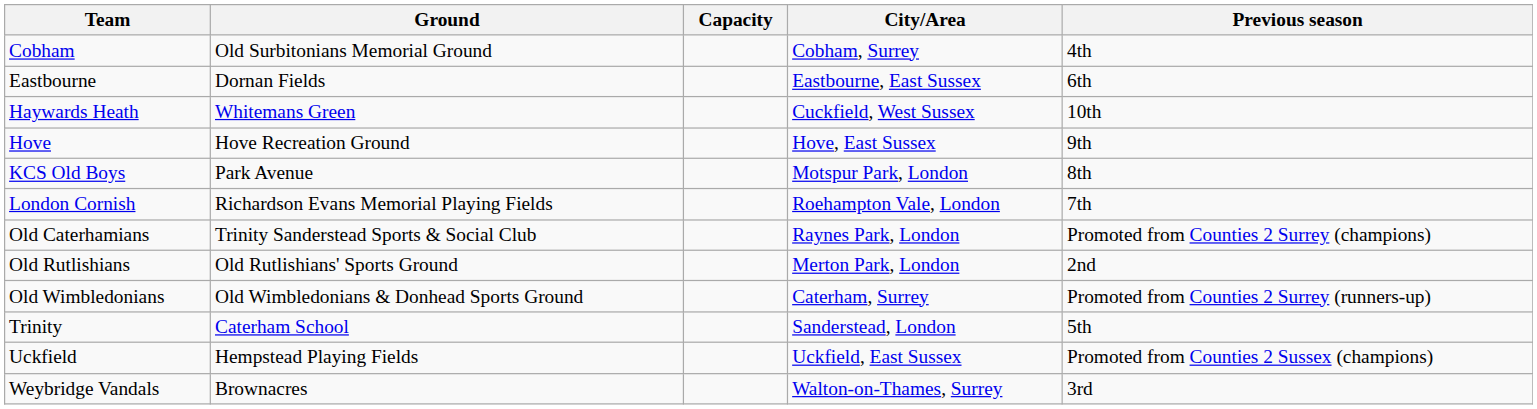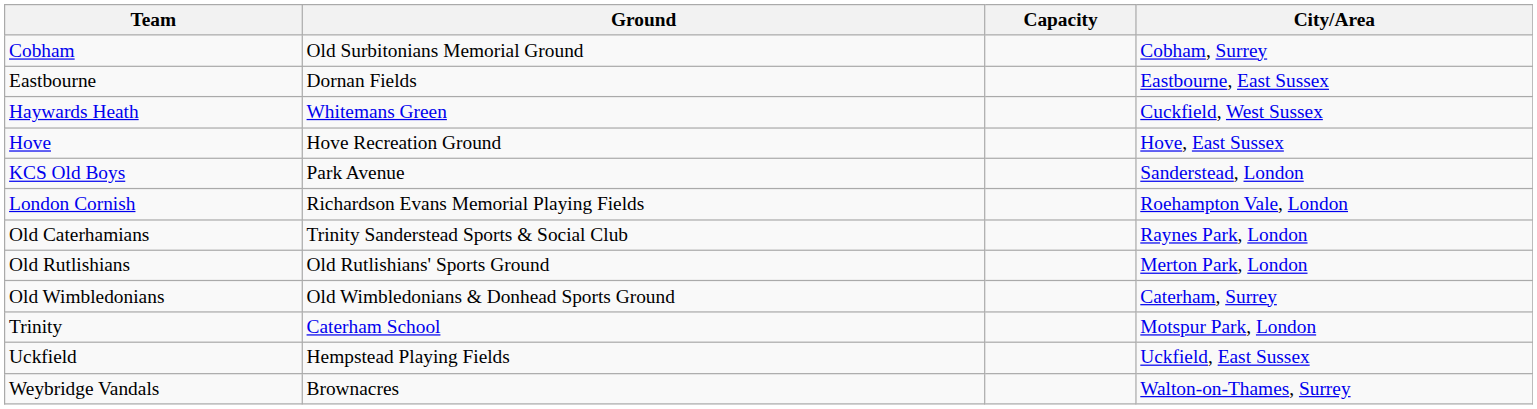- column: (1298, 19)
(880, 173) Motspur Park, London -> (1222, 173) Sanderstead, London
(874, 326) Sanderstead, London -> (1228, 326) Motspur Park, London
